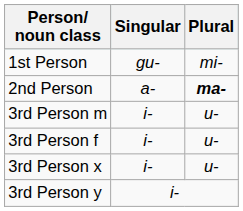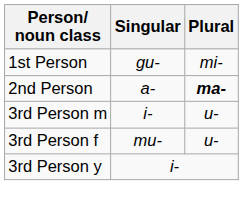(148, 140) i- -> (148, 140) mu-
- row: (55, 166)
